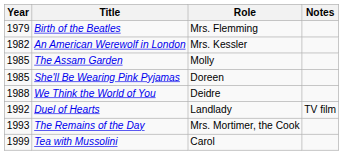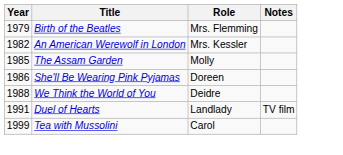(18, 77) 1985 -> (18, 77) 1986
(18, 110) 1992 -> (18, 110) 1991
- row: (89, 126)
